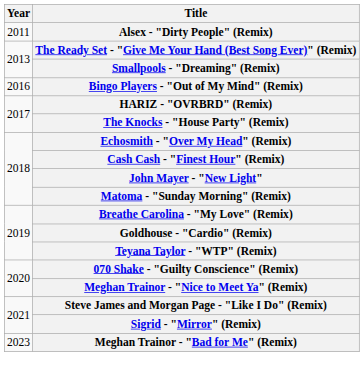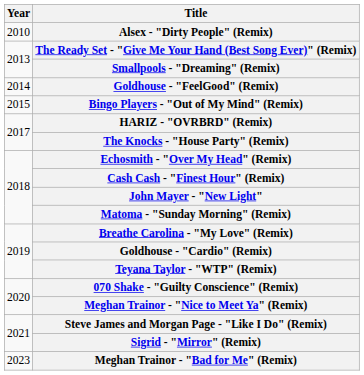(19, 31) 2011 -> (19, 31) 2010
+ row: (196, 86)
(19, 86) 2016 -> (19, 104) 2015
